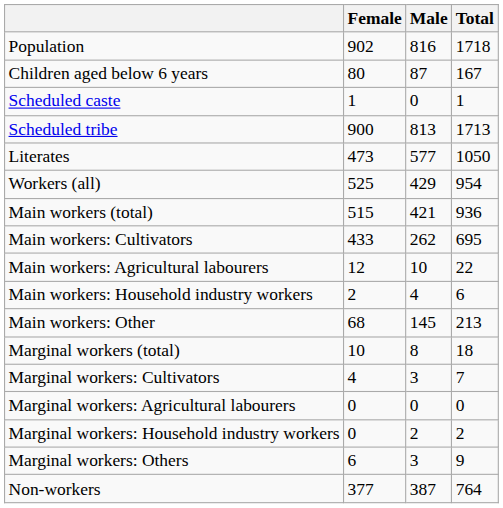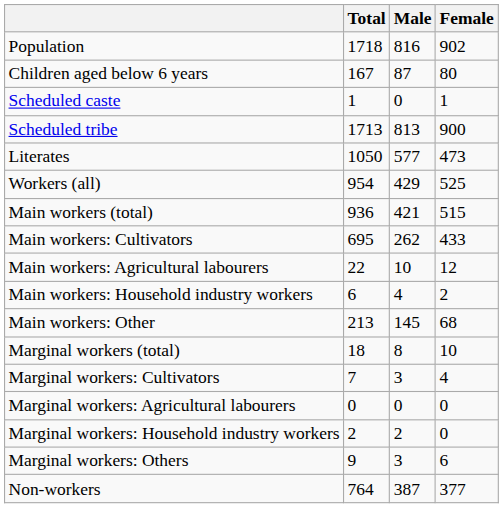columns swapped: (475, 18) <-> (375, 18)
